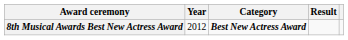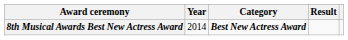(197, 27) 2012 -> (197, 27) 2014
